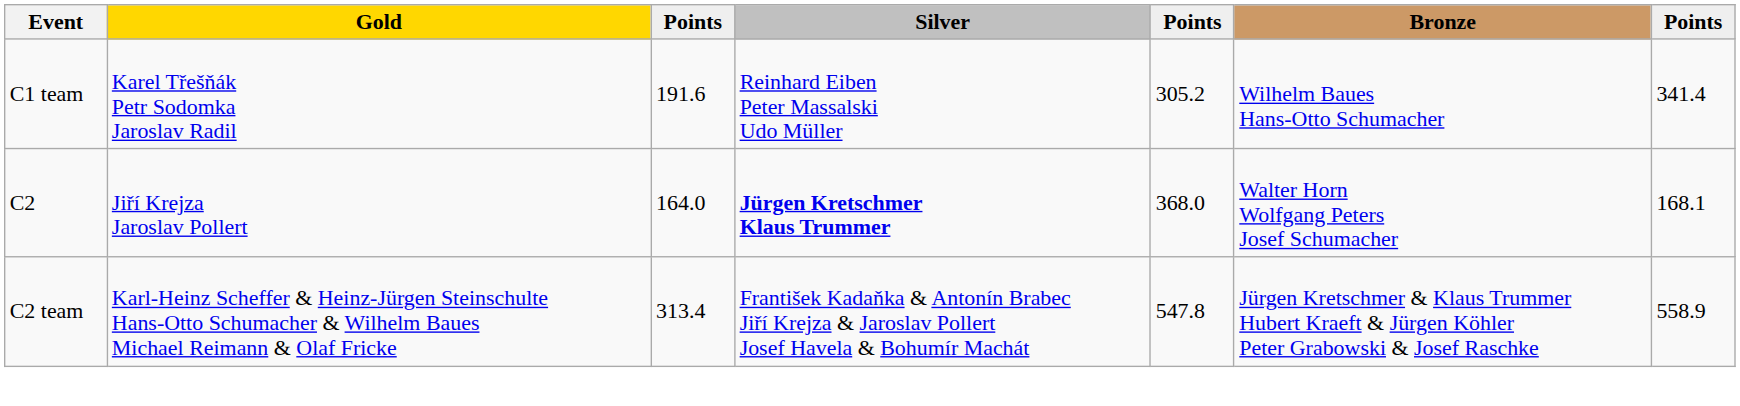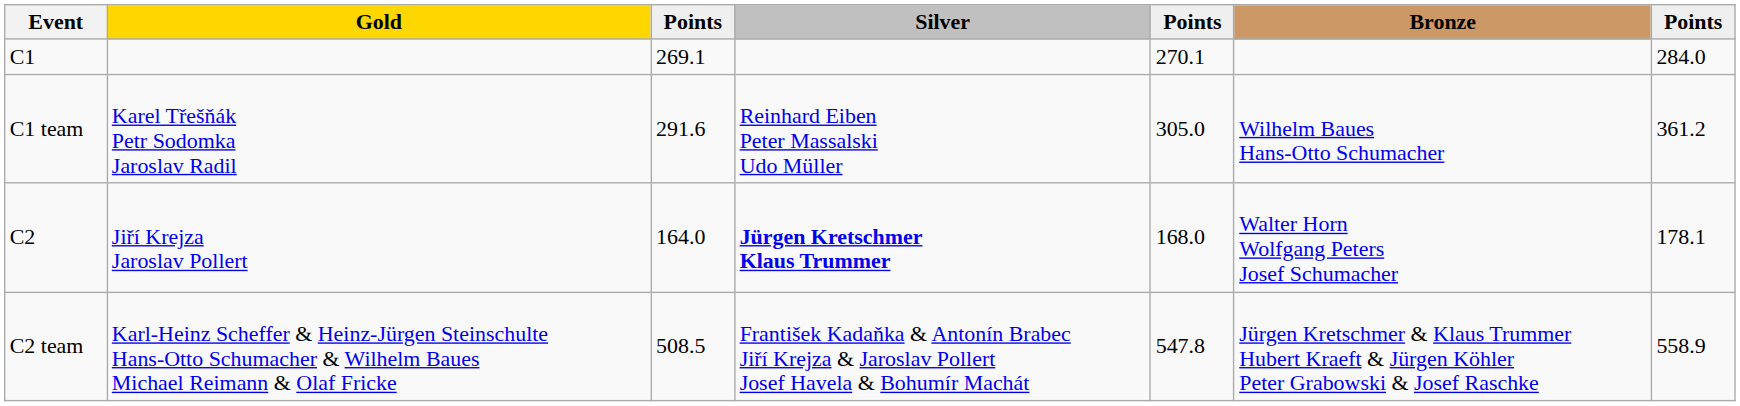+ row: (23, 56)
(681, 93) 191.6 -> (681, 128) 291.6
(1180, 93) 305.2 -> (1180, 128) 305.0
(1681, 93) 341.4 -> (1681, 128) 361.2
(1180, 202) 368.0 -> (1180, 237) 168.0
(1681, 202) 168.1 -> (1681, 237) 178.1
(681, 311) 313.4 -> (681, 345) 508.5
